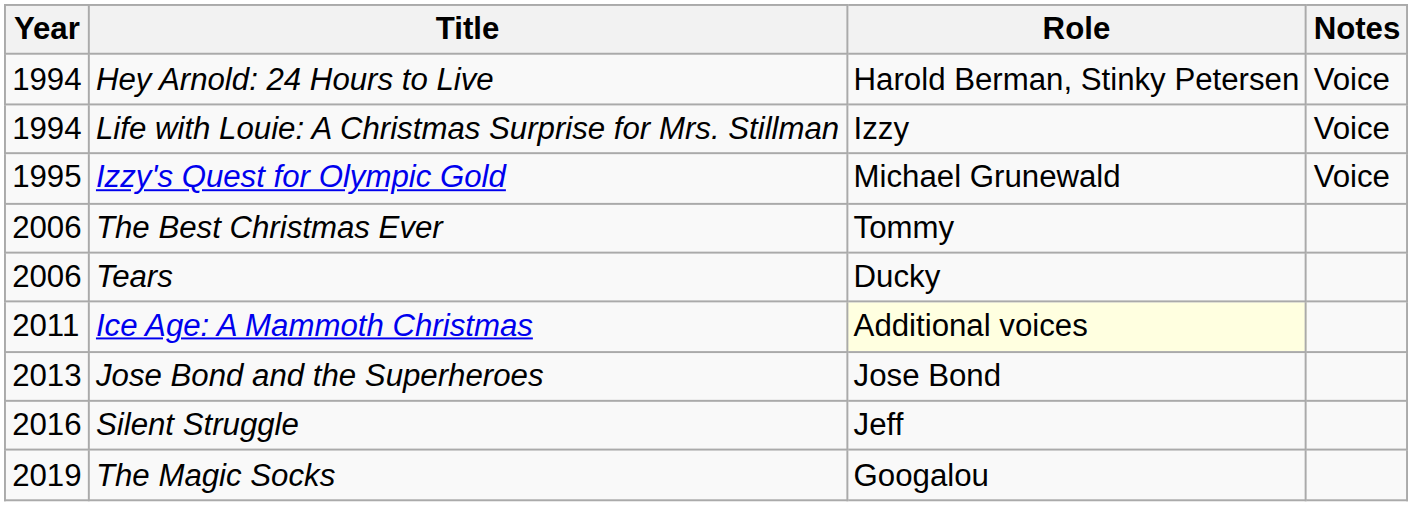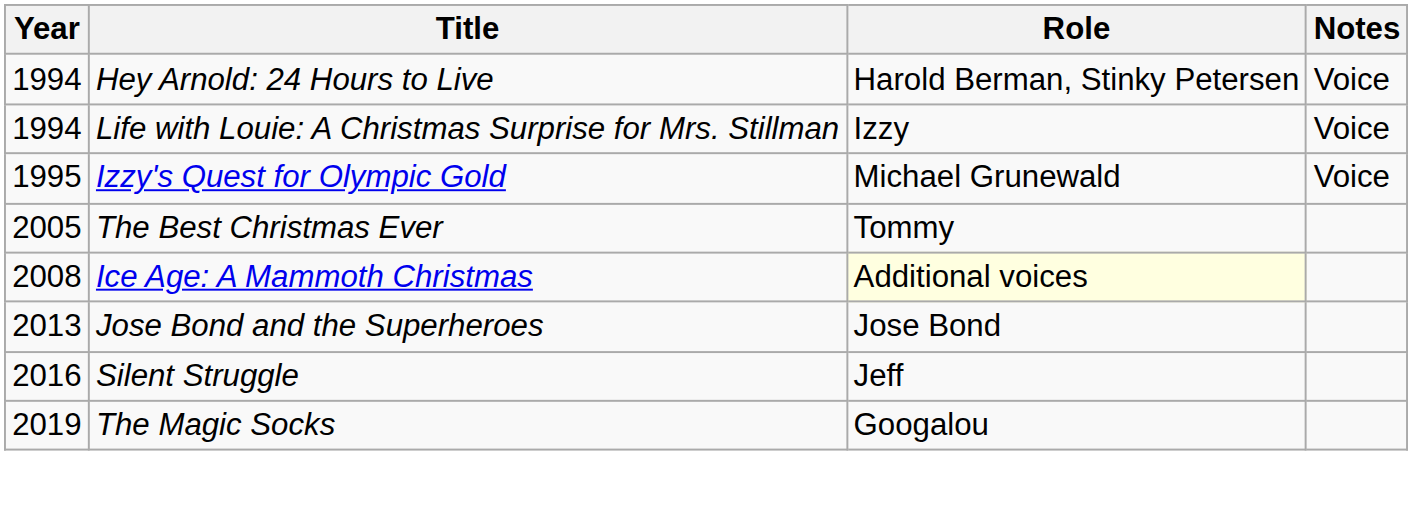(47, 227) 2006 -> (47, 227) 2005
- row: (134, 276)
(46, 326) 2011 -> (47, 276) 2008
